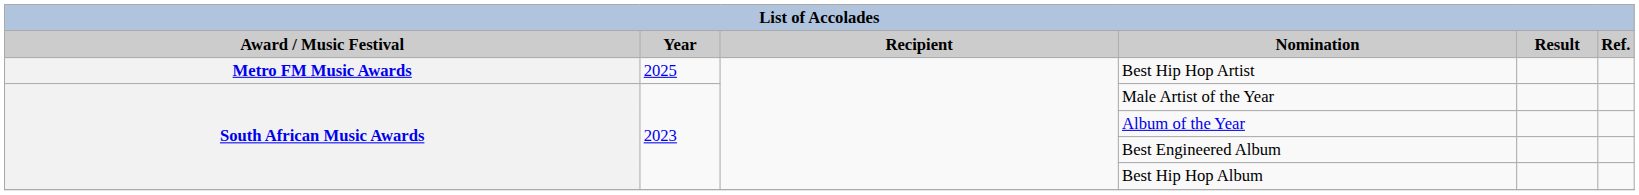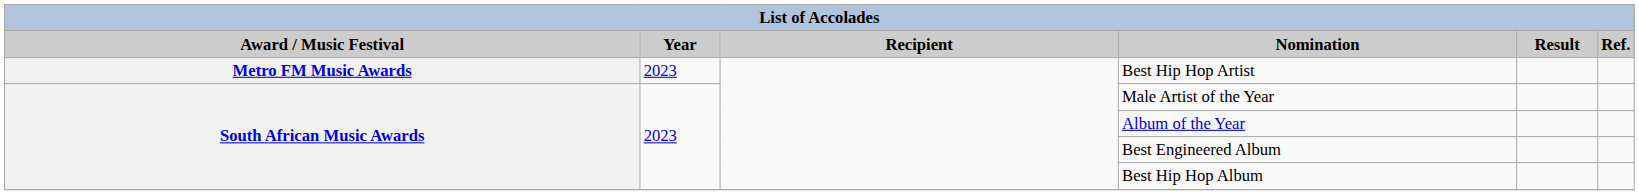(660, 70) 2025 -> (660, 70) 2023
